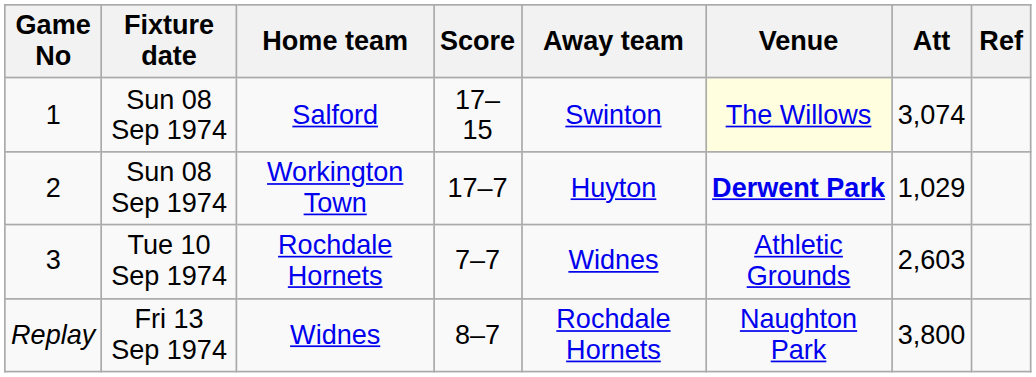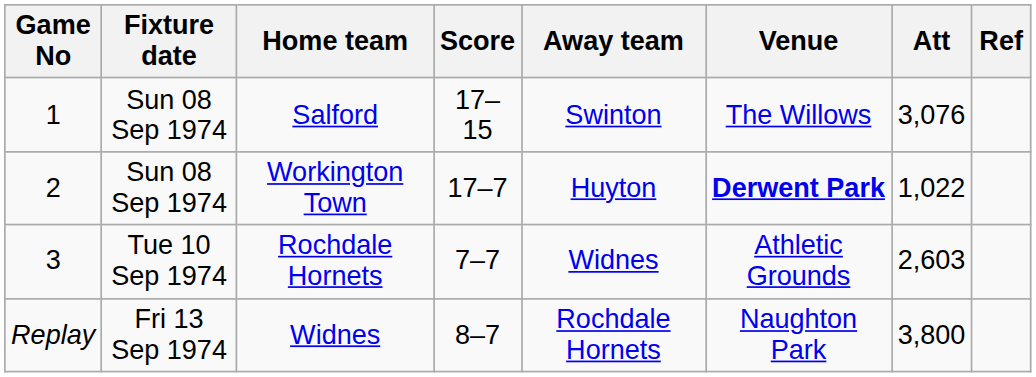(799, 114) lightyellow background -> (799, 114) no background
(932, 114) 3,074 -> (932, 114) 3,076
(932, 187) 1,029 -> (932, 187) 1,022
